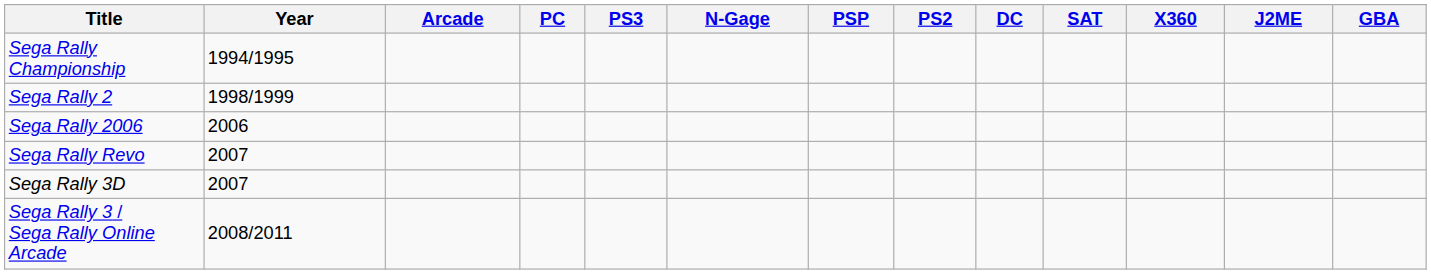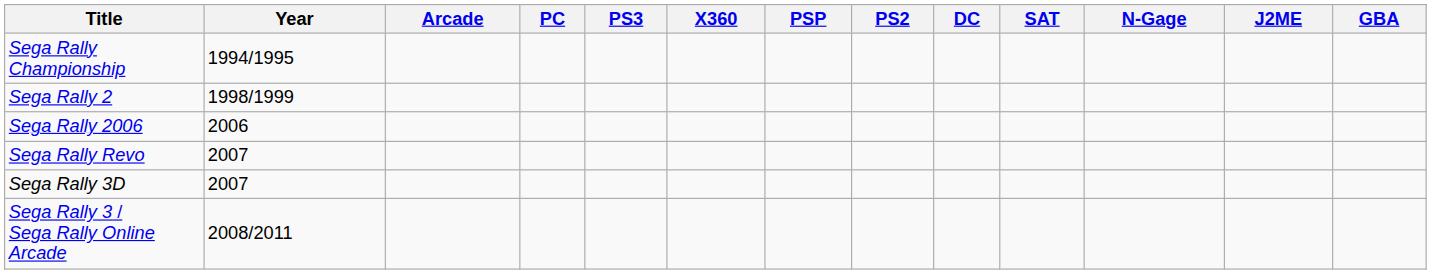columns swapped: (1176, 18) <-> (738, 18)
